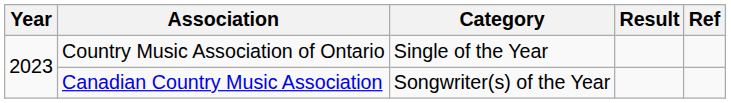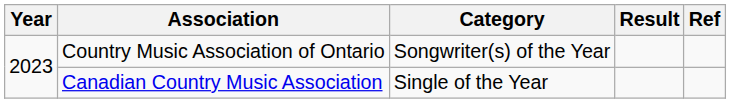(471, 51) Single of the Year -> (502, 51) Songwriter(s) of the Year
(502, 82) Songwriter(s) of the Year -> (471, 82) Single of the Year
